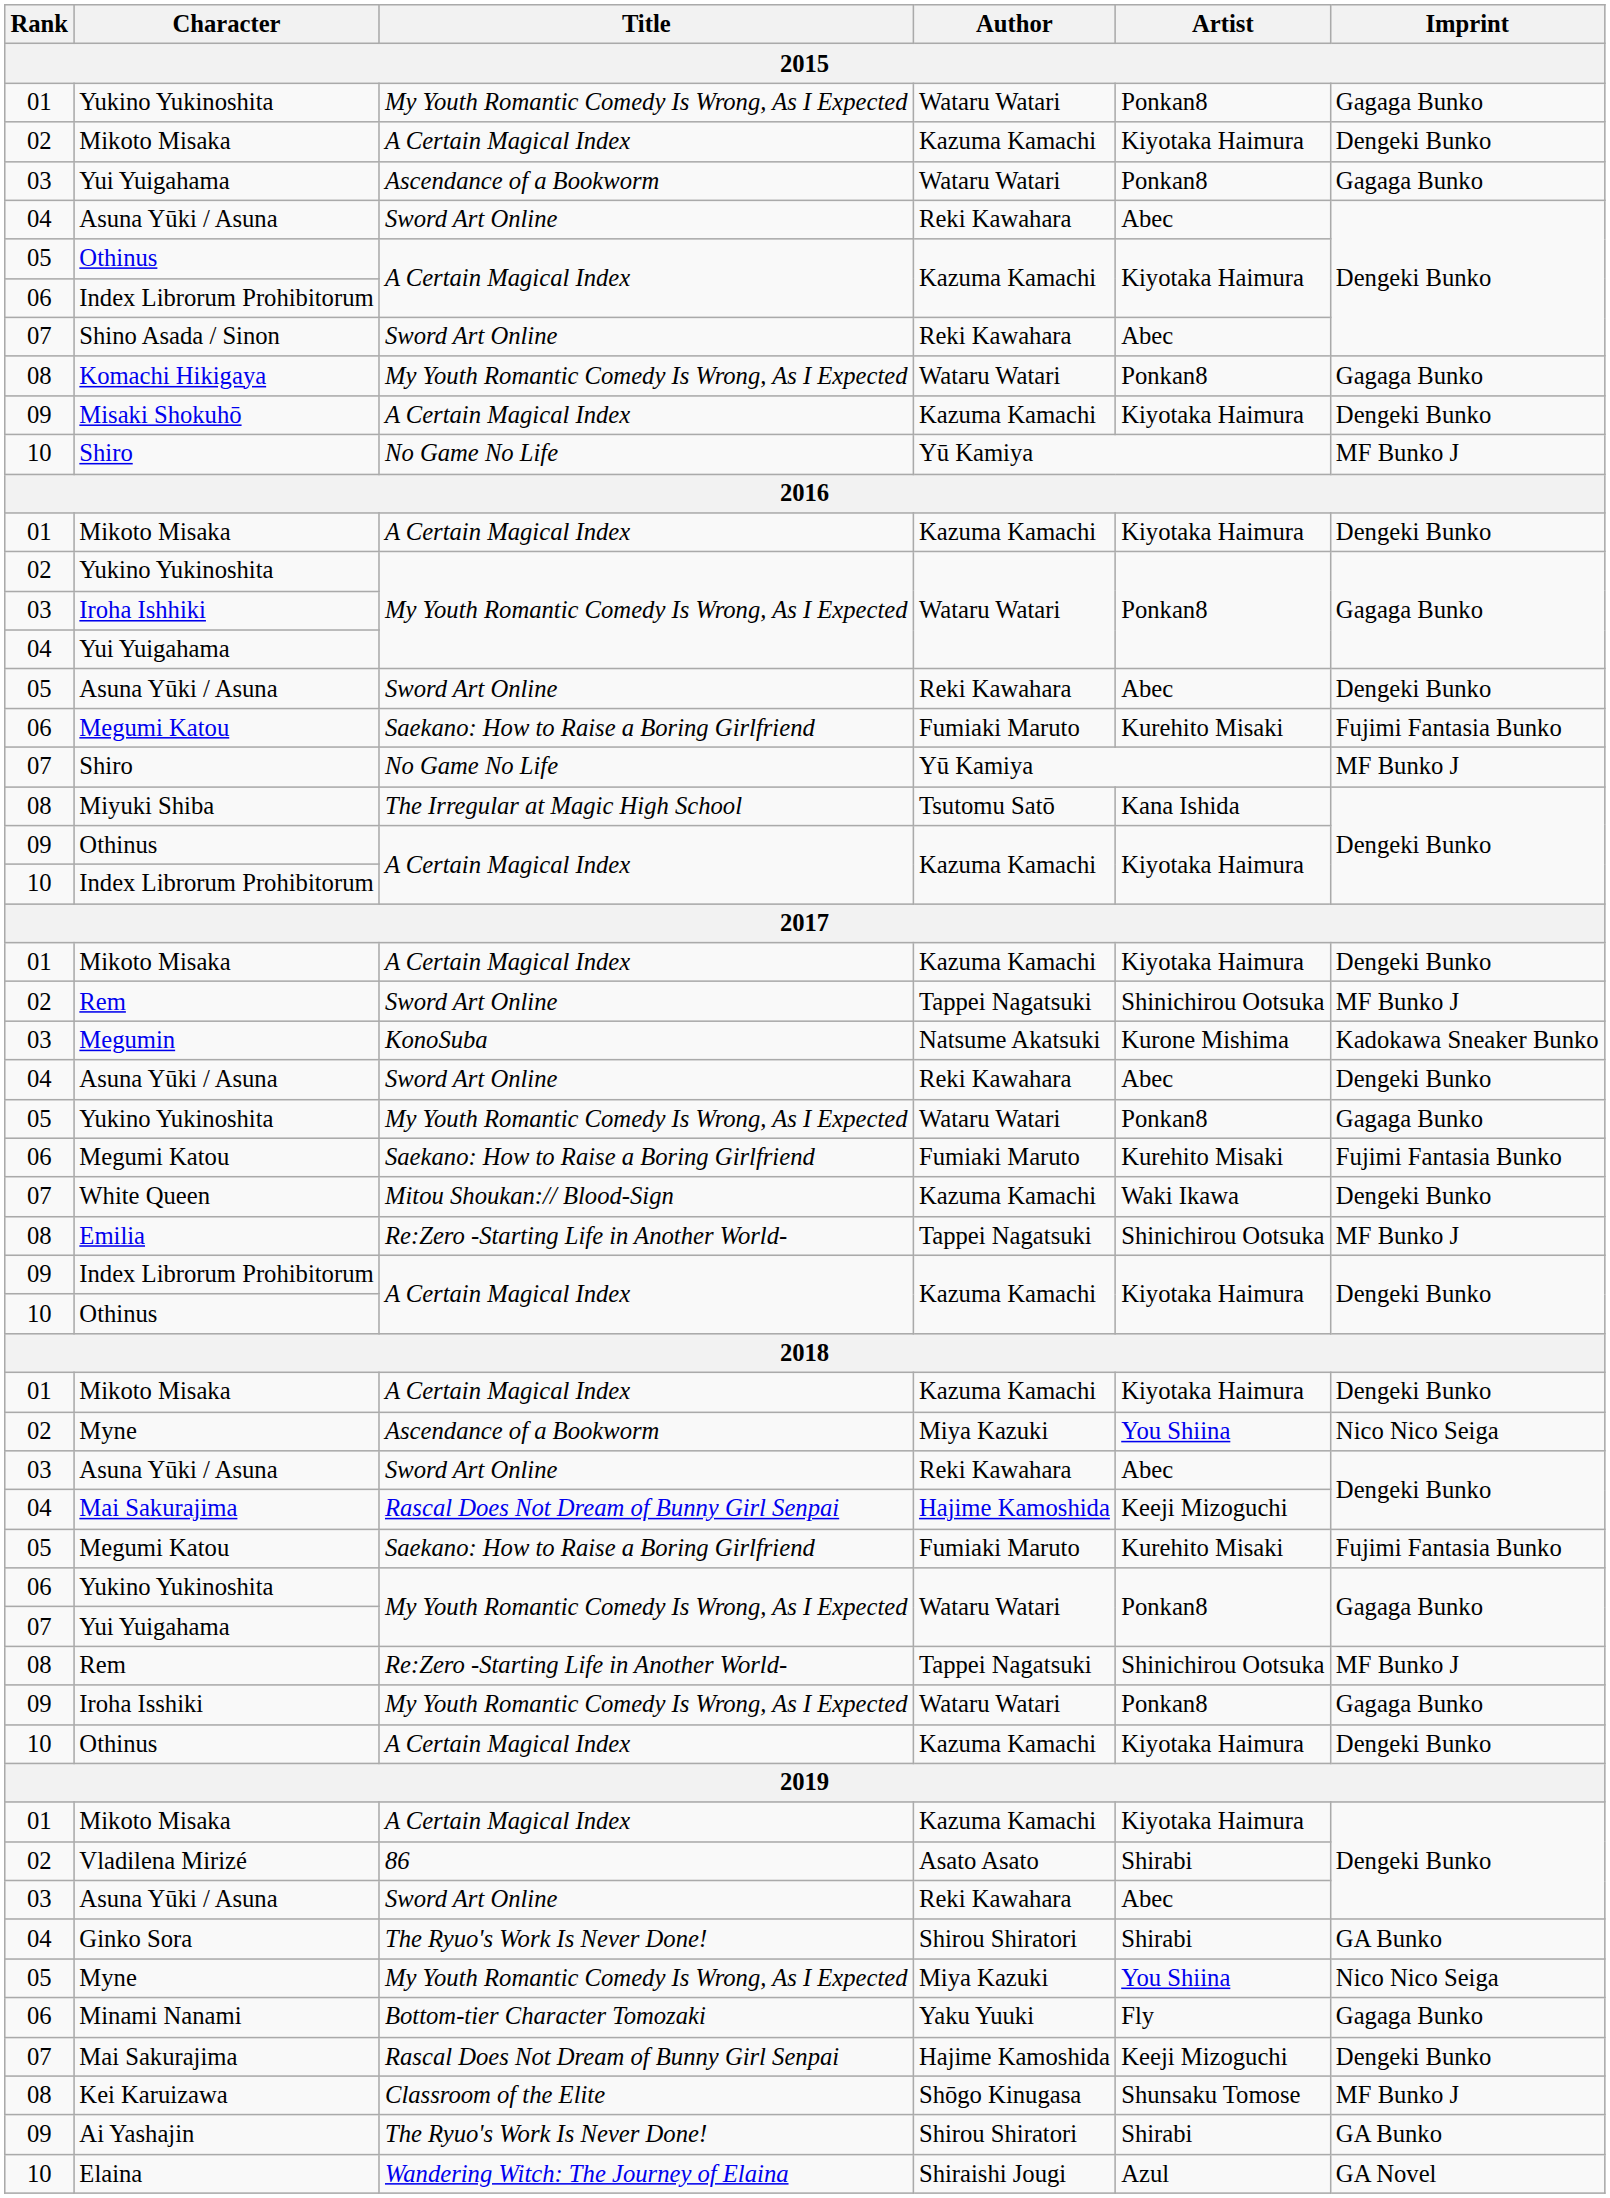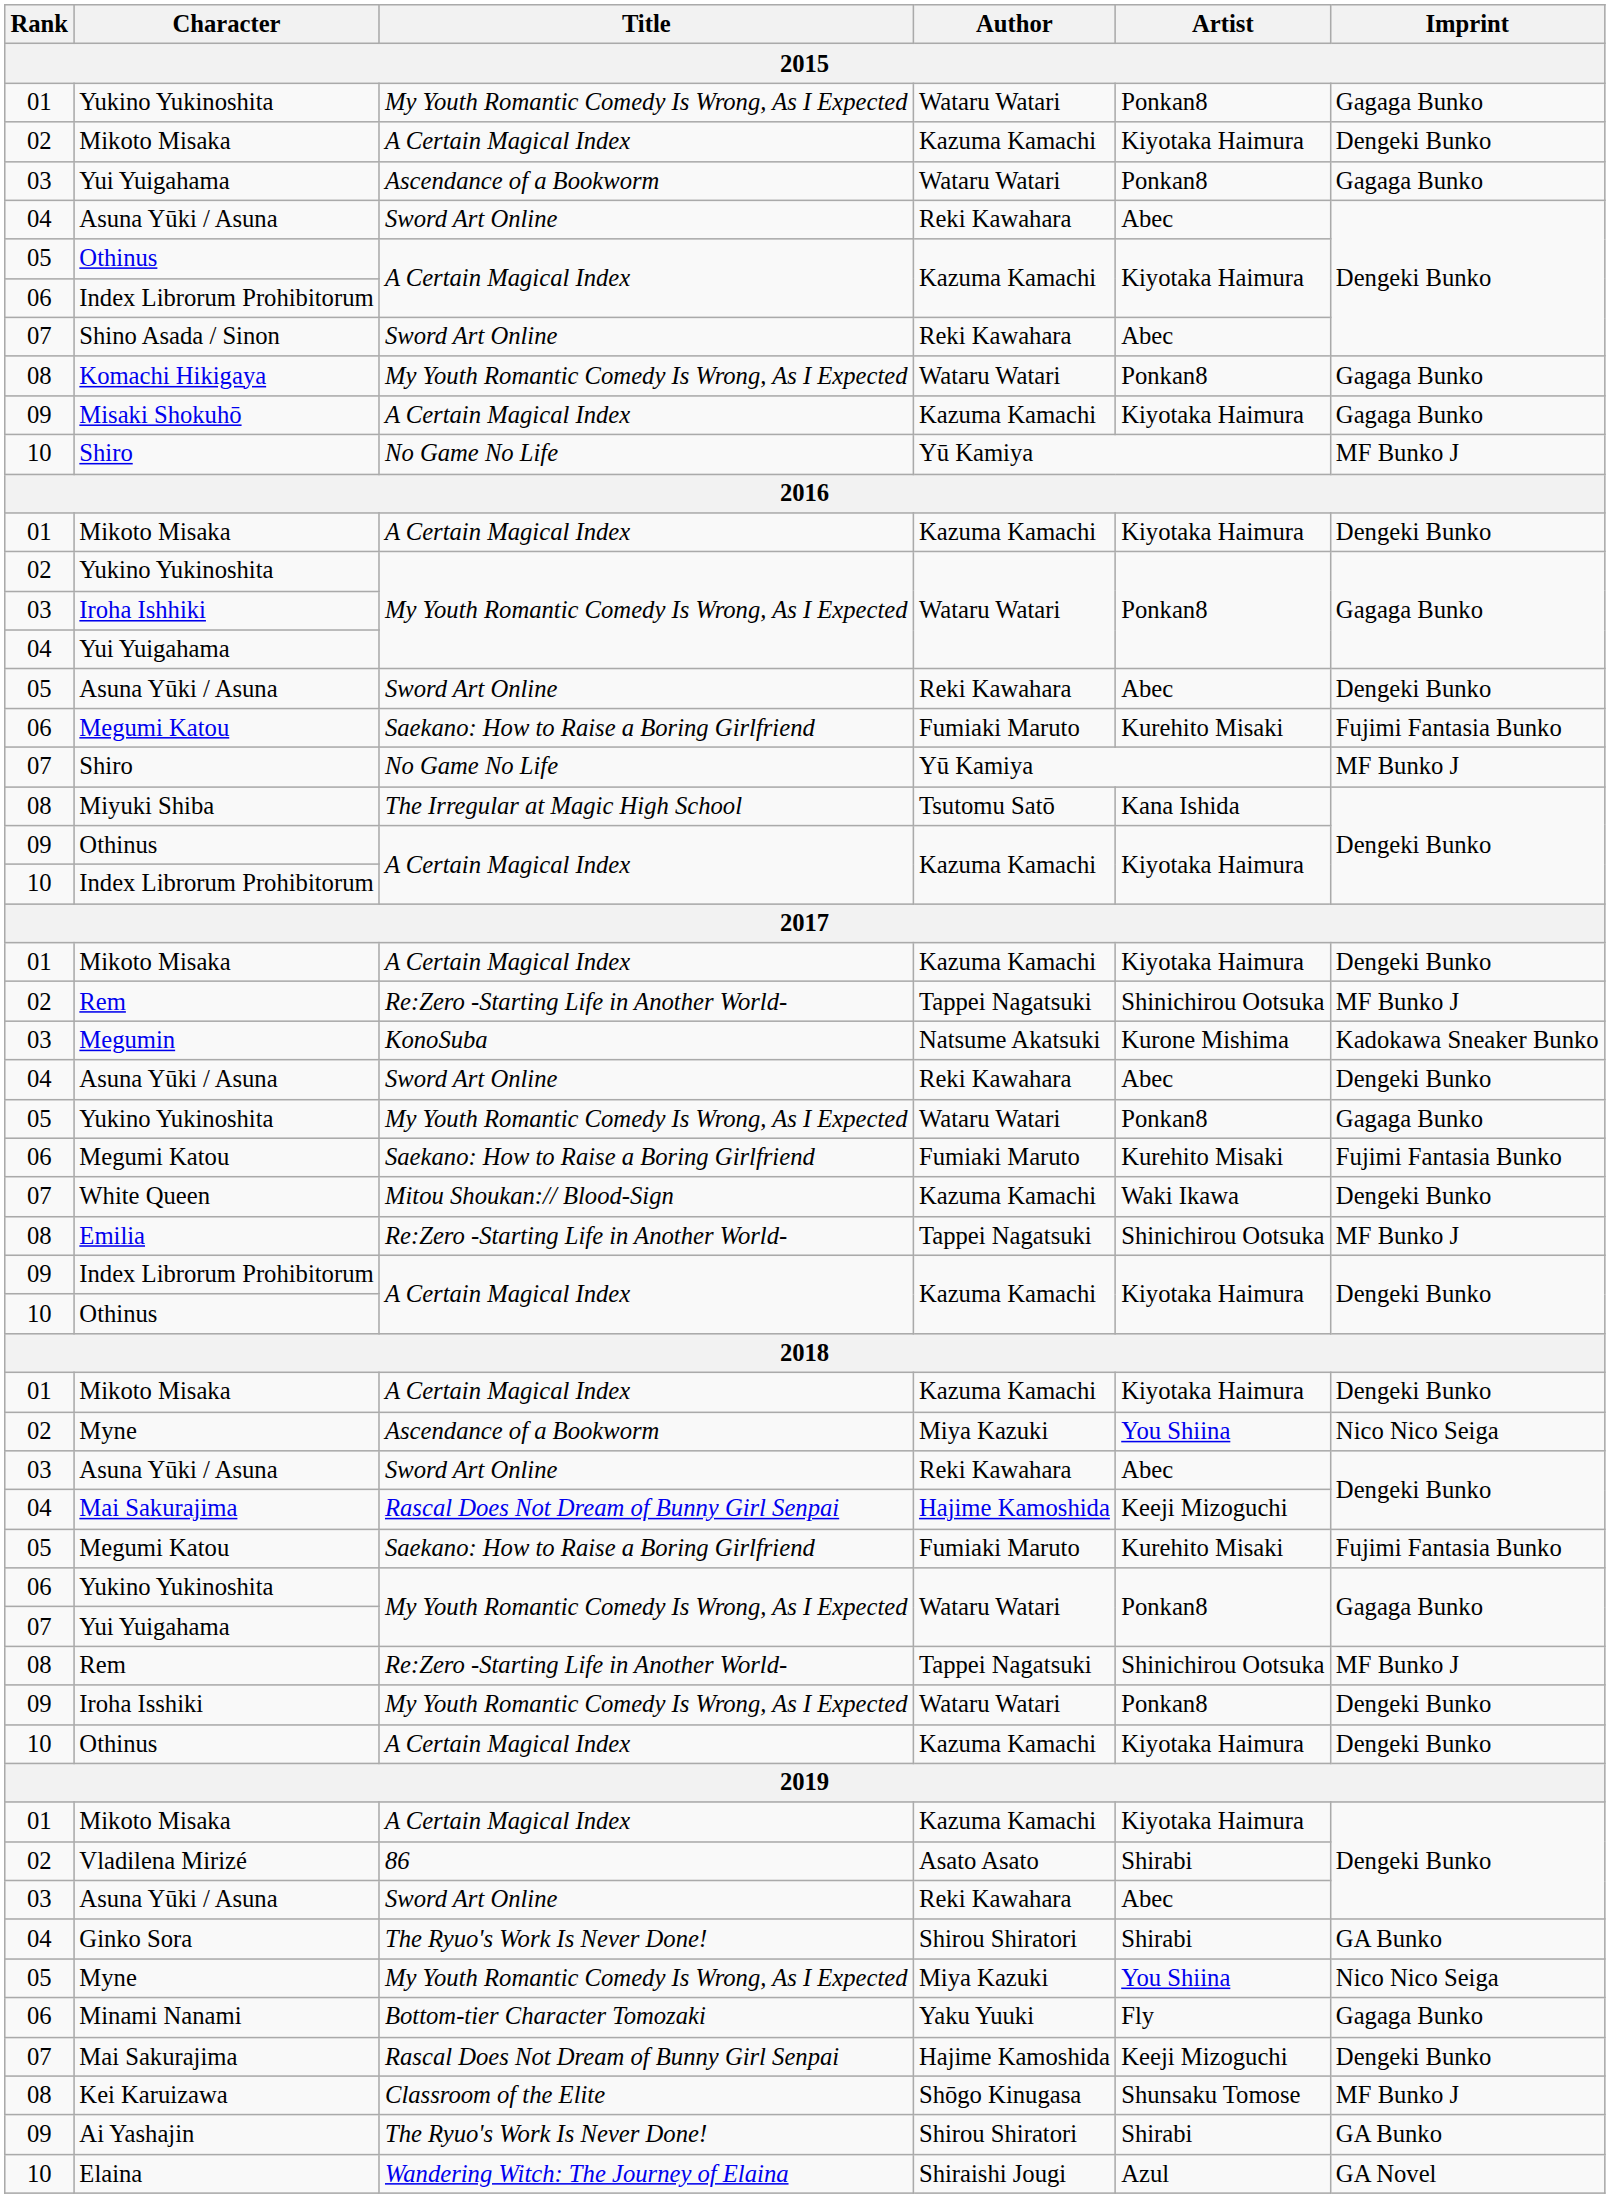(1414, 414) Dengeki Bunko -> (1409, 414) Gagaga Bunko
(471, 1000) Sword Art Online -> (586, 1000) Re:Zero -Starting Life in Another World-
(1409, 1704) Gagaga Bunko -> (1414, 1704) Dengeki Bunko
